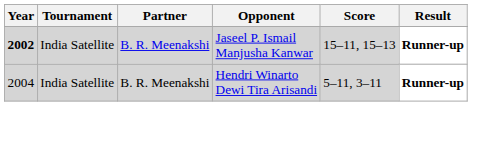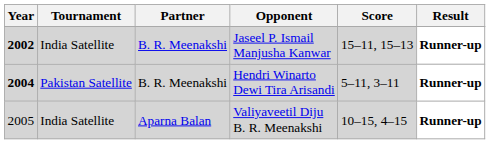(21, 82) normal -> (21, 82) bold
(77, 82) India Satellite -> (86, 82) Pakistan Satellite
+ row: (278, 120)
